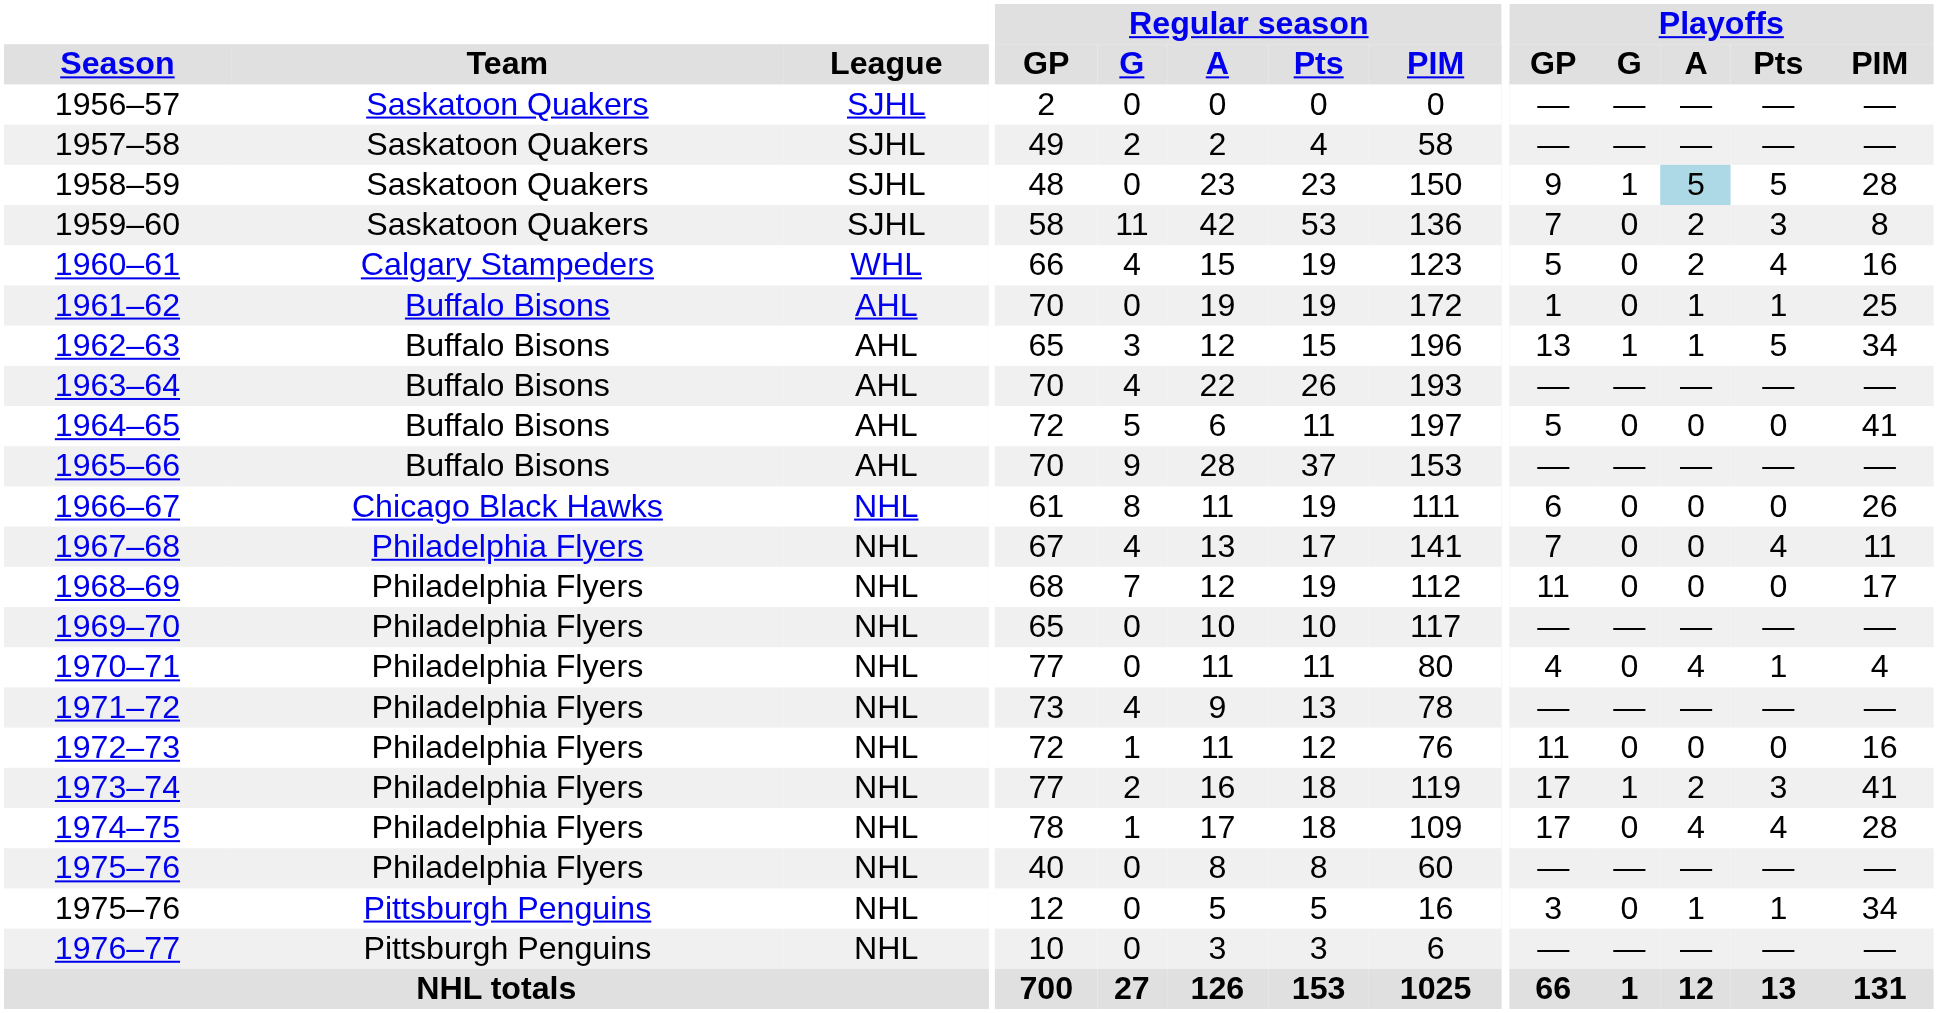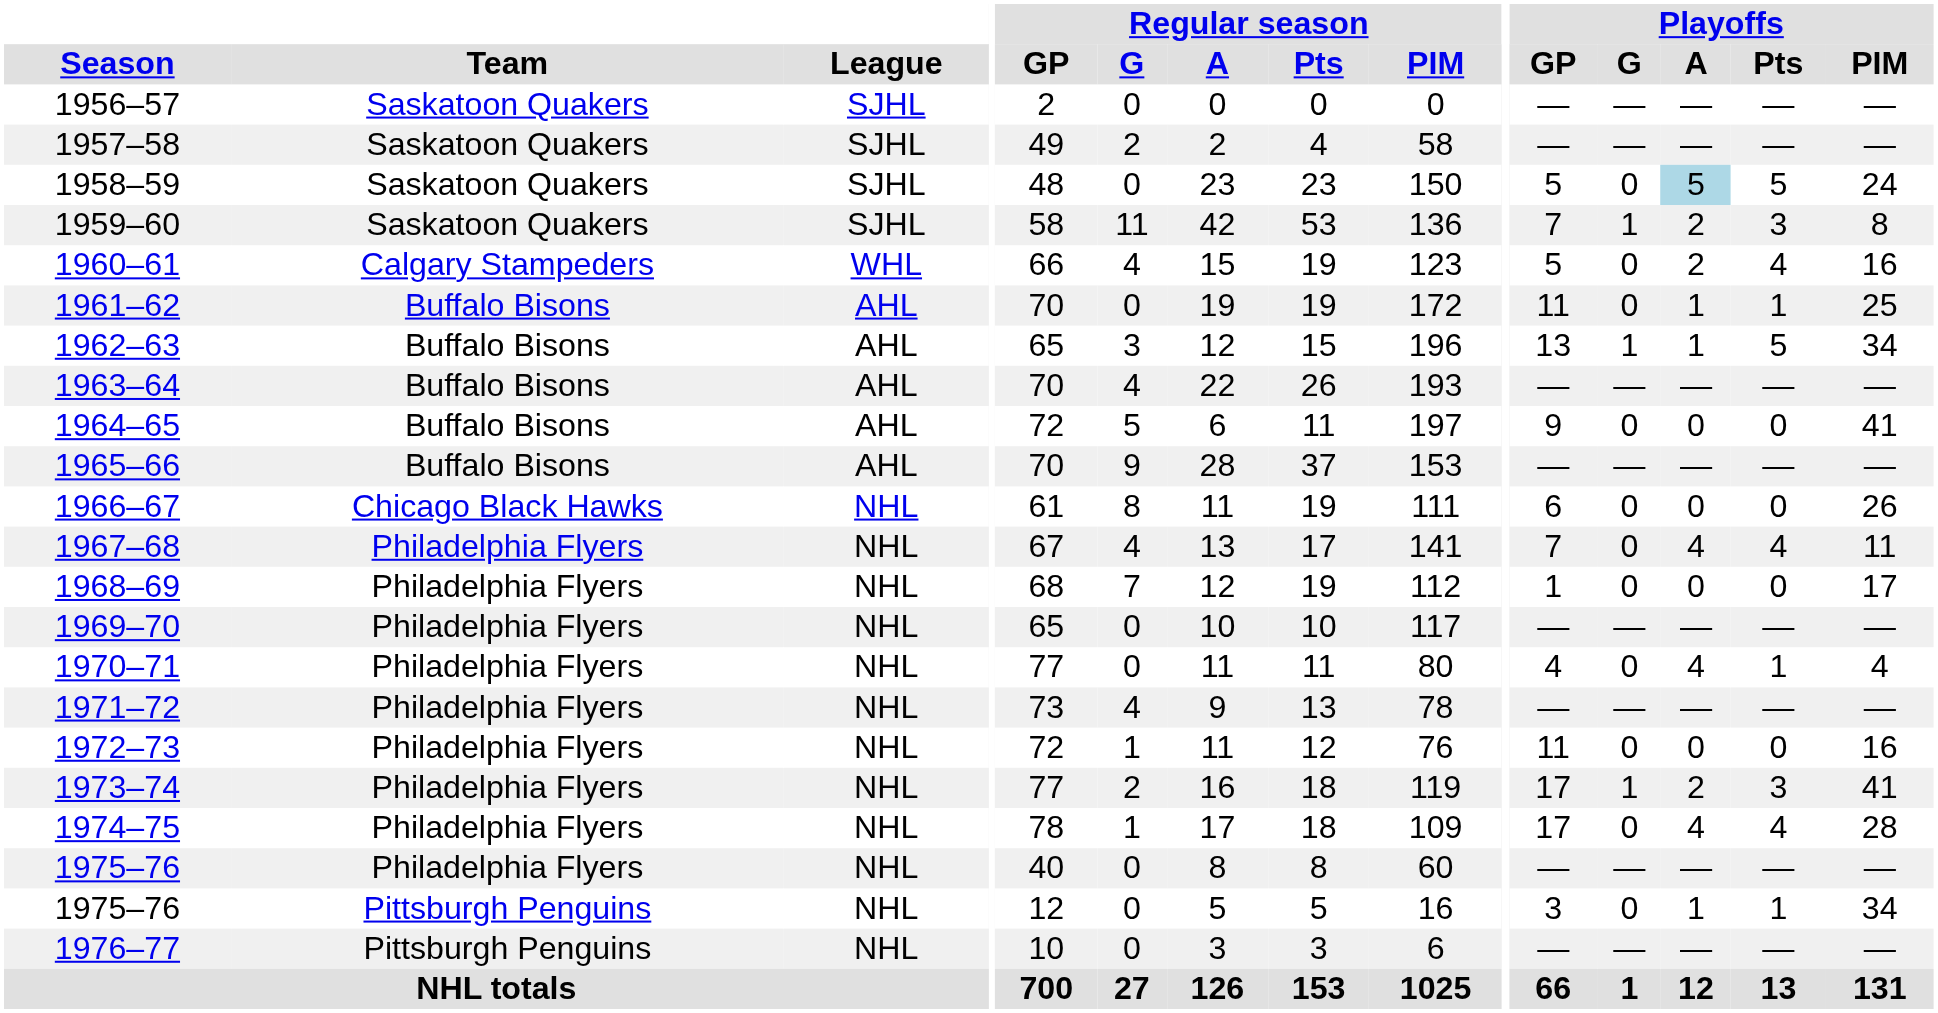(1553, 184) 9 -> (1553, 184) 5
(1629, 184) 1 -> (1629, 184) 0
(1880, 184) 28 -> (1880, 184) 24
(1629, 224) 0 -> (1629, 224) 1
(1553, 304) 1 -> (1553, 304) 11
(1553, 425) 5 -> (1553, 425) 9
(1696, 546) 0 -> (1696, 546) 4
(1553, 586) 11 -> (1553, 586) 1
